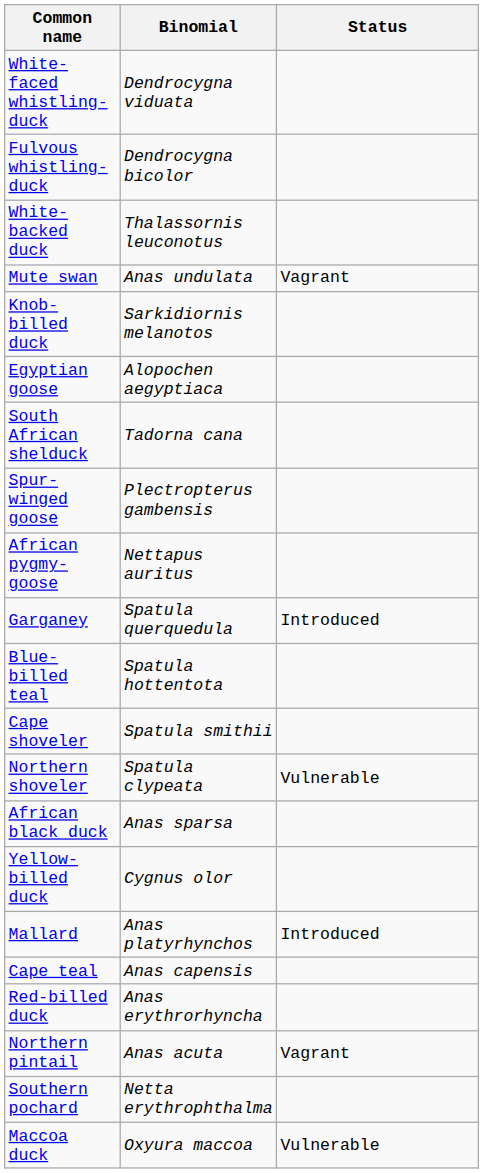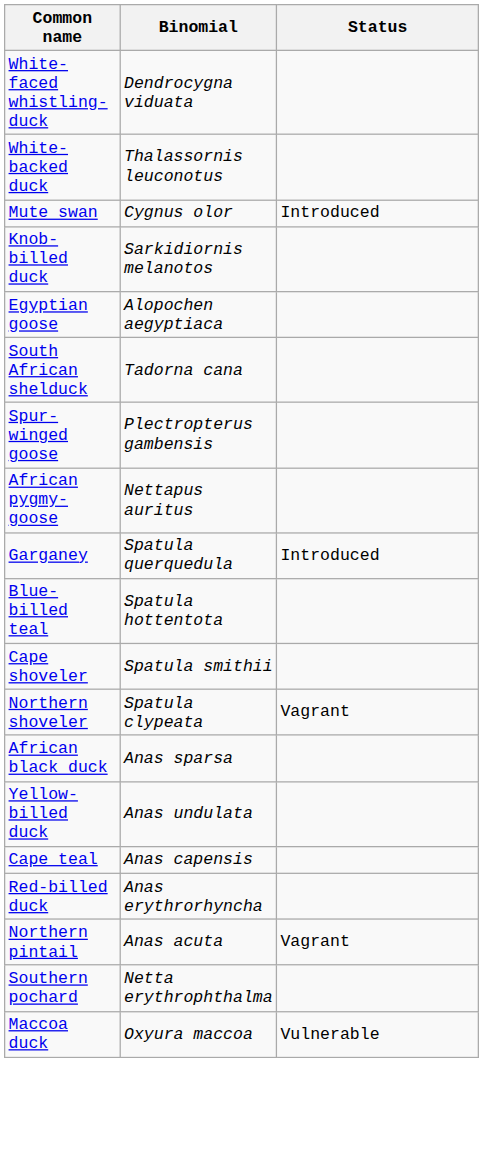- row: (58, 167)
(188, 278) Anas undulata -> (178, 213) Cygnus olor
(315, 278) Vagrant -> (330, 213) Introduced
(330, 777) Vulnerable -> (315, 712) Vagrant
(178, 879) Cygnus olor -> (188, 814) Anas undulata
- row: (43, 934)
